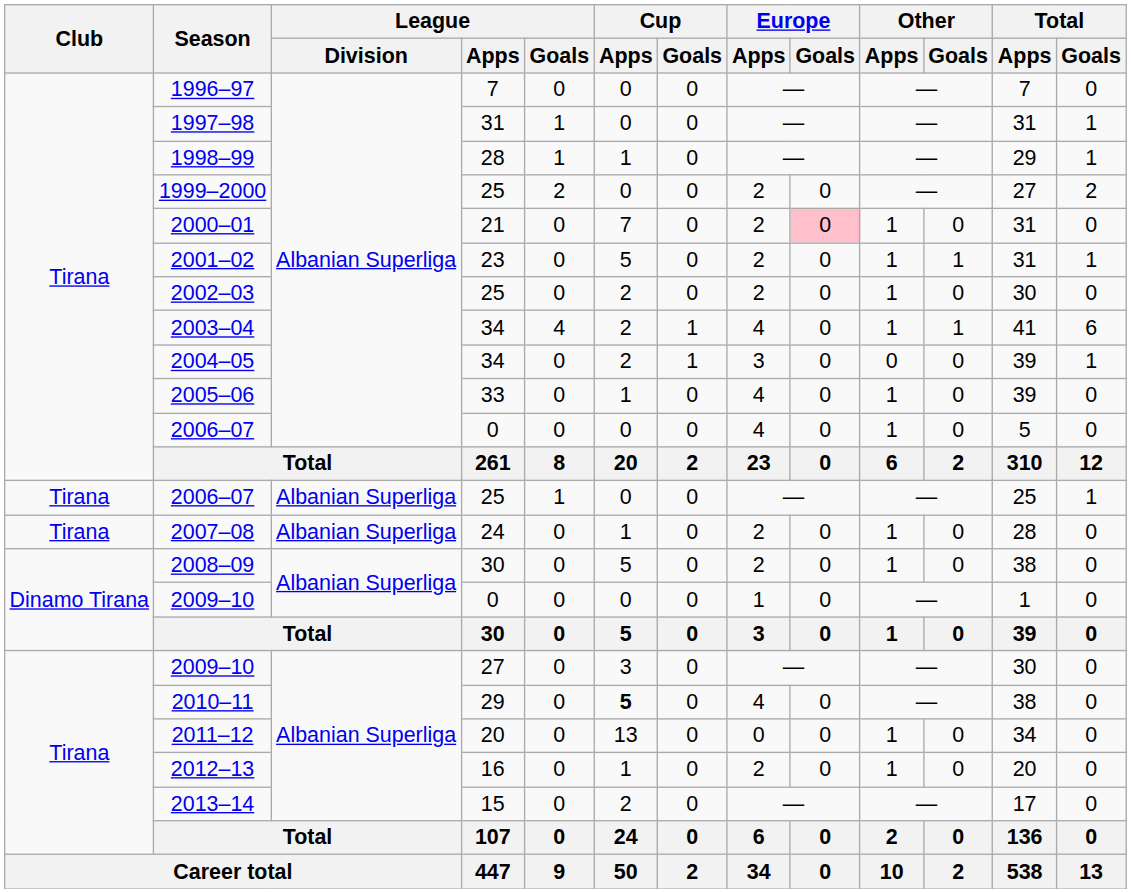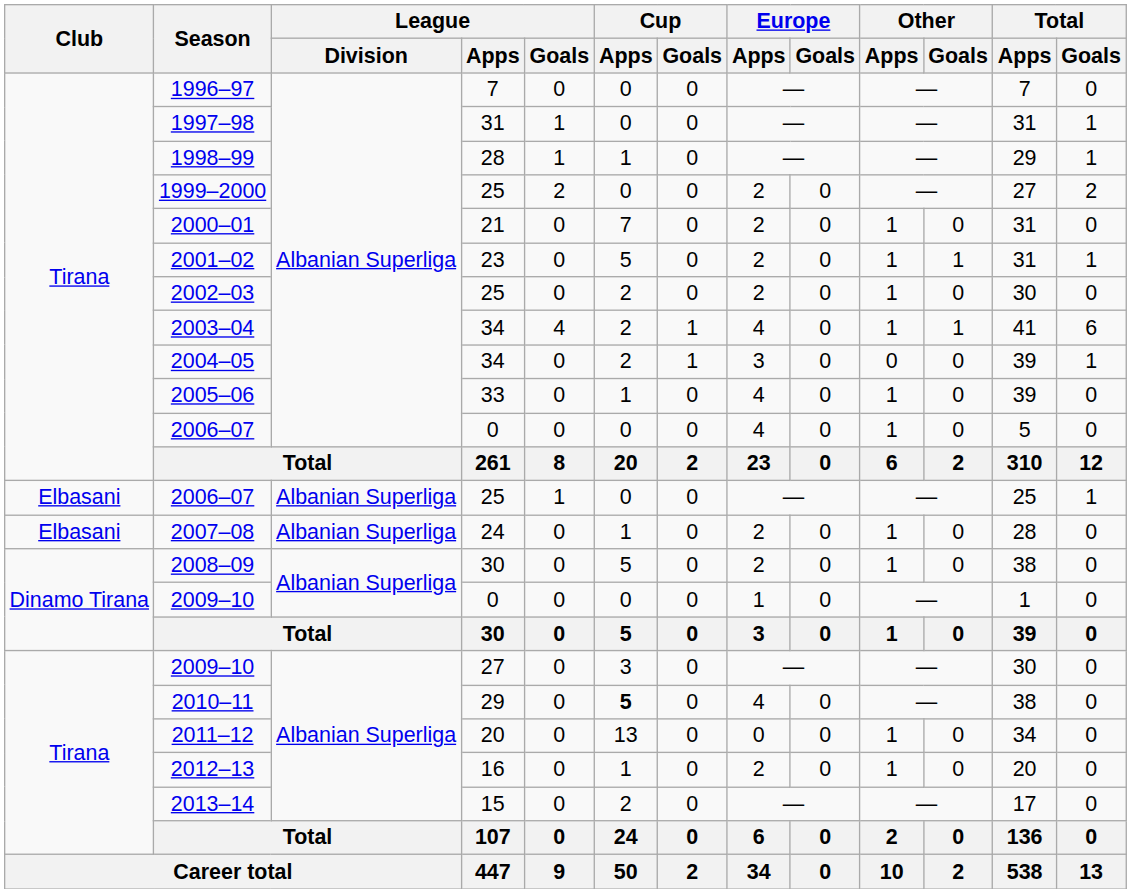(825, 225) pink background -> (825, 225) no background
(79, 497) Tirana -> (79, 497) Elbasani
(79, 531) Tirana -> (79, 531) Elbasani
